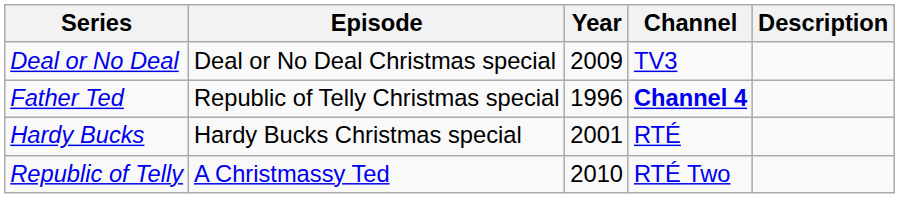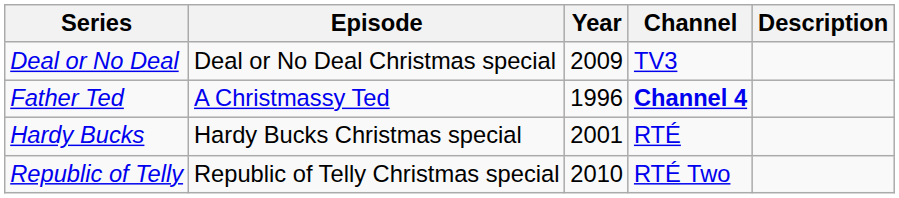(377, 98) Republic of Telly Christmas special -> (292, 98) A Christmassy Ted
(292, 173) A Christmassy Ted -> (377, 173) Republic of Telly Christmas special
